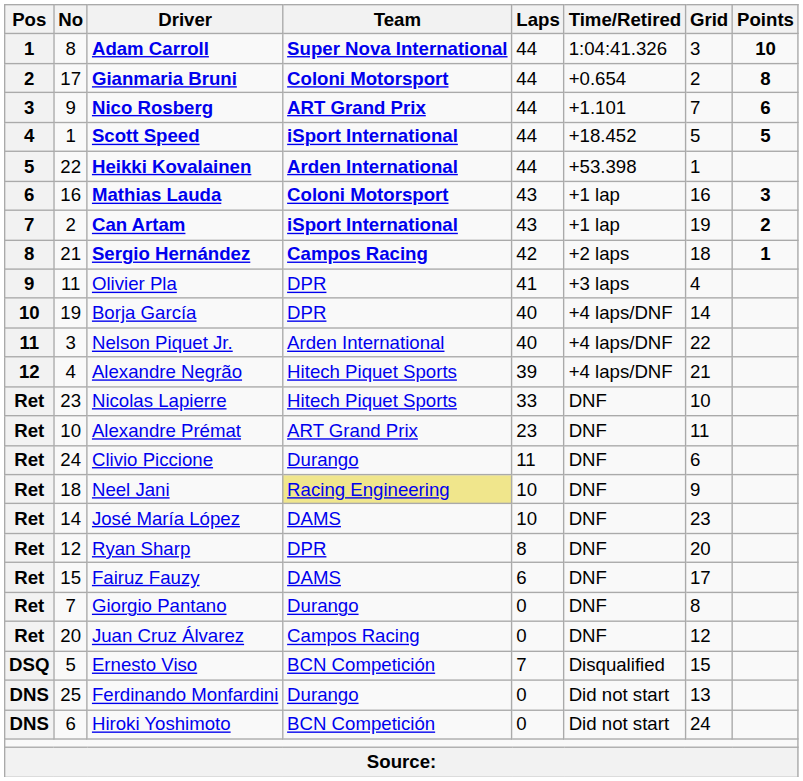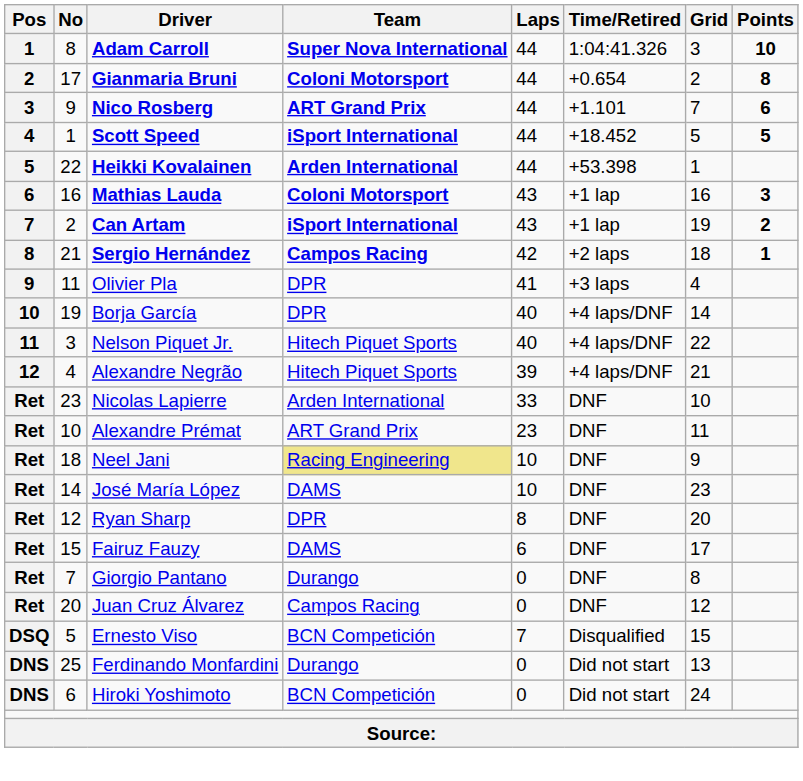(366, 342) Arden International -> (372, 342) Hitech Piquet Sports
(372, 401) Hitech Piquet Sports -> (366, 401) Arden International
- row: (152, 460)
